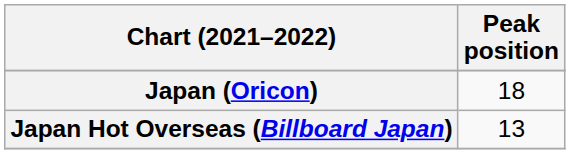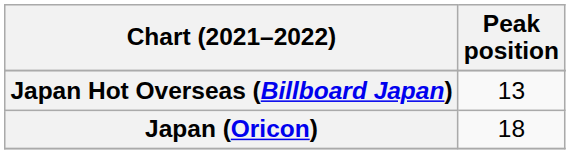rows swapped: (231, 129) <-> (231, 90)
